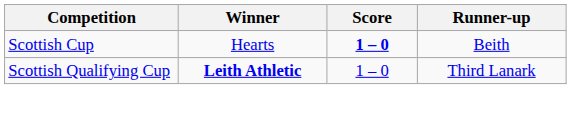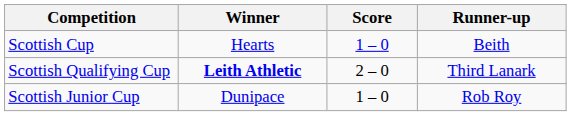(372, 44) bold -> (372, 44) normal
(372, 70) 1 – 0 -> (372, 70) 2 – 0
+ row: (74, 96)
